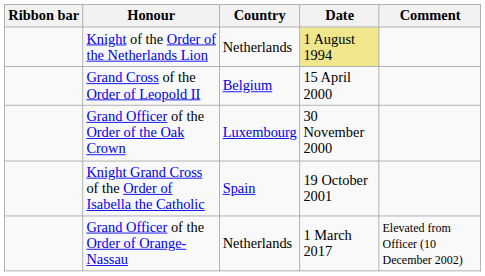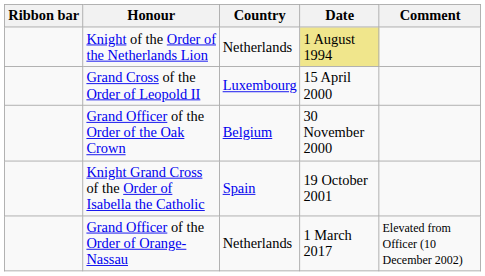(247, 85) Belgium -> (260, 85) Luxembourg
(260, 133) Luxembourg -> (247, 133) Belgium
